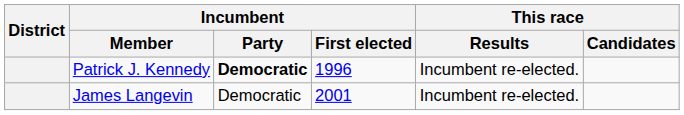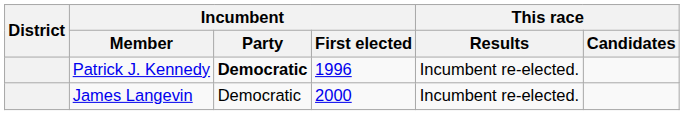(333, 95) 2001 -> (333, 95) 2000
